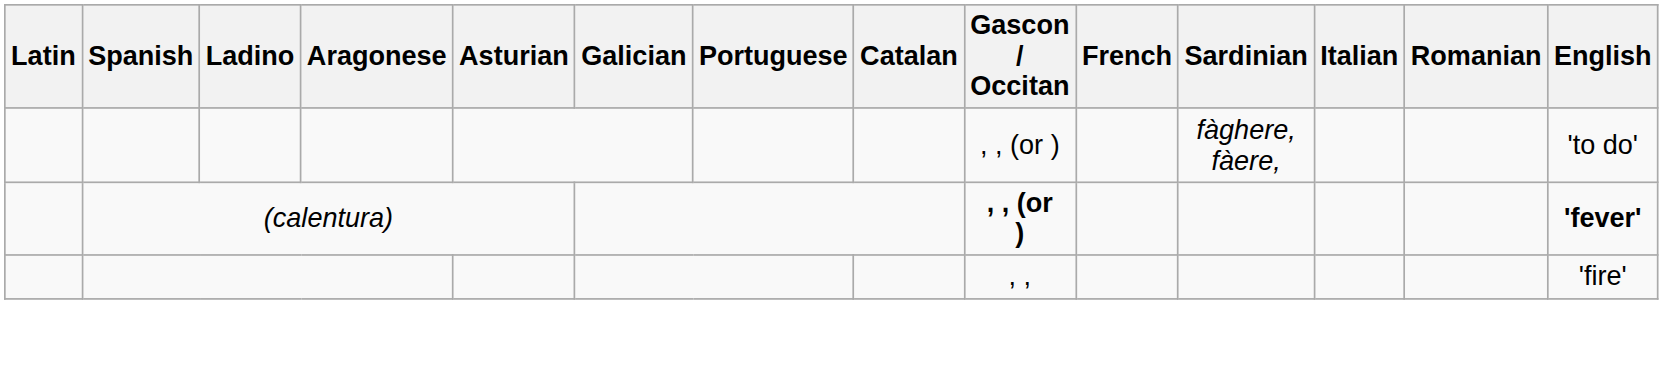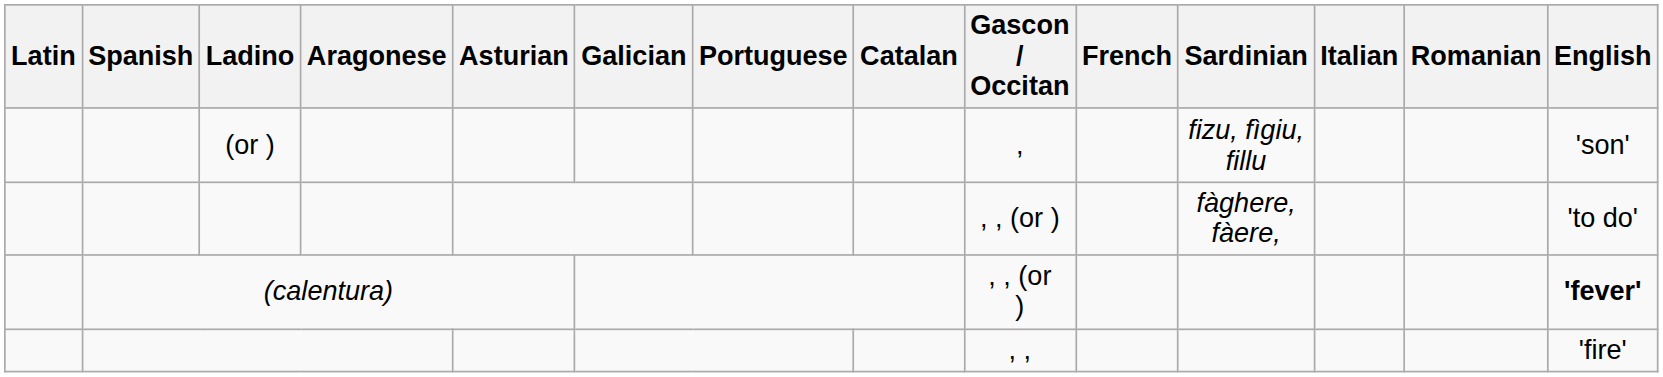+ row: (141, 145)
(1020, 218) bold -> (1020, 291) normal
